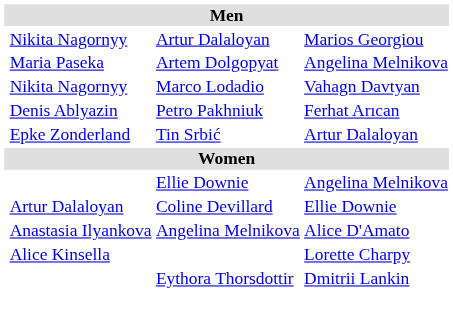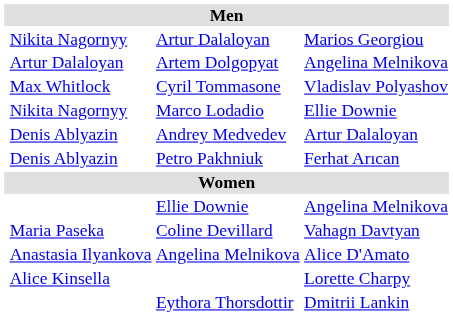(57, 62) Maria Paseka -> (67, 62) Artur Dalaloyan
+ row: (218, 86)
(362, 86) Vahagn Davtyan -> (350, 110) Ellie Downie
+ row: (221, 134)
- row: (188, 134)
(67, 206) Artur Dalaloyan -> (57, 230) Maria Paseka
(350, 206) Ellie Downie -> (362, 230) Vahagn Davtyan
